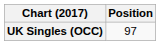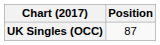(131, 31) 97 -> (131, 31) 87
